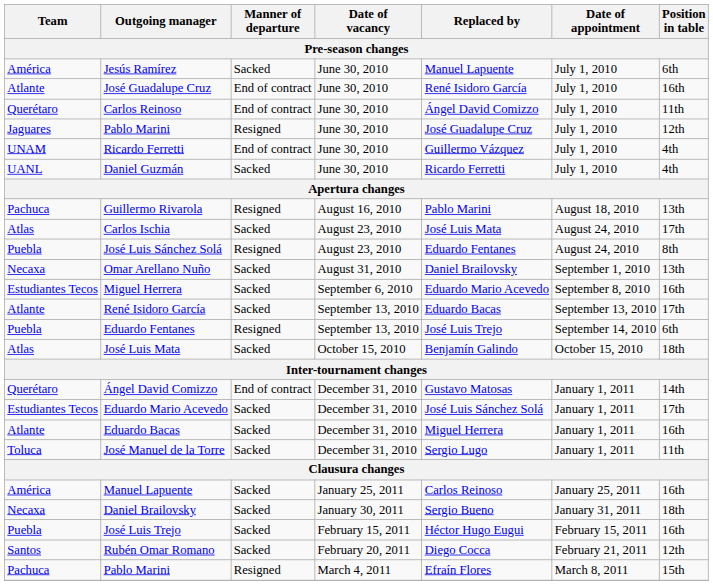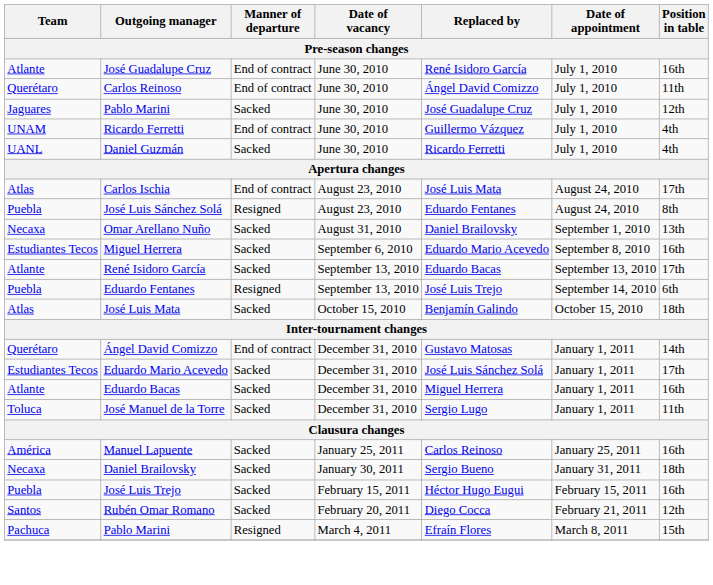- row: (29, 68)
(257, 128) Resigned -> (252, 108) Sacked
- row: (28, 209)
(252, 229) Sacked -> (273, 189) End of contract
